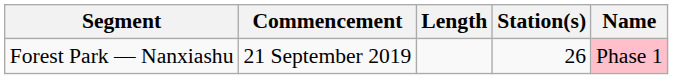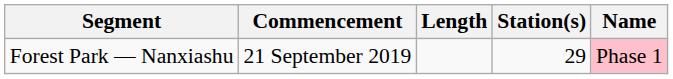(575, 55) 26 -> (575, 55) 29
